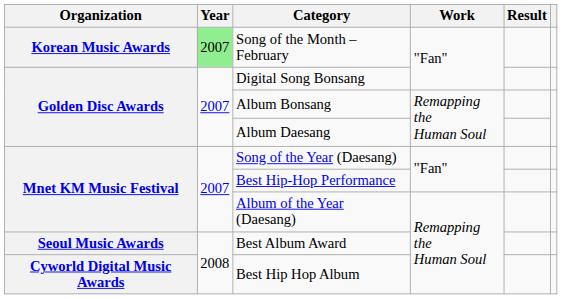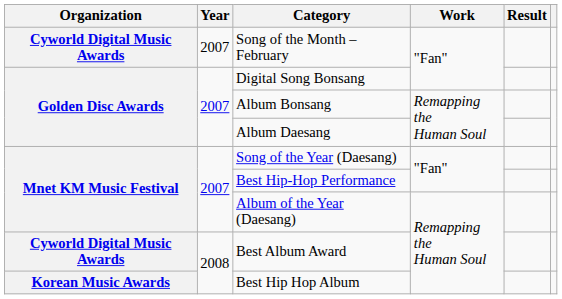(101, 47) Korean Music Awards -> (101, 47) Cyworld Digital Music Awards
(215, 47) lightgreen background -> (215, 47) no background
(101, 243) Seoul Music Awards -> (101, 251) Cyworld Digital Music Awards
(101, 274) Cyworld Digital Music Awards -> (101, 282) Korean Music Awards
